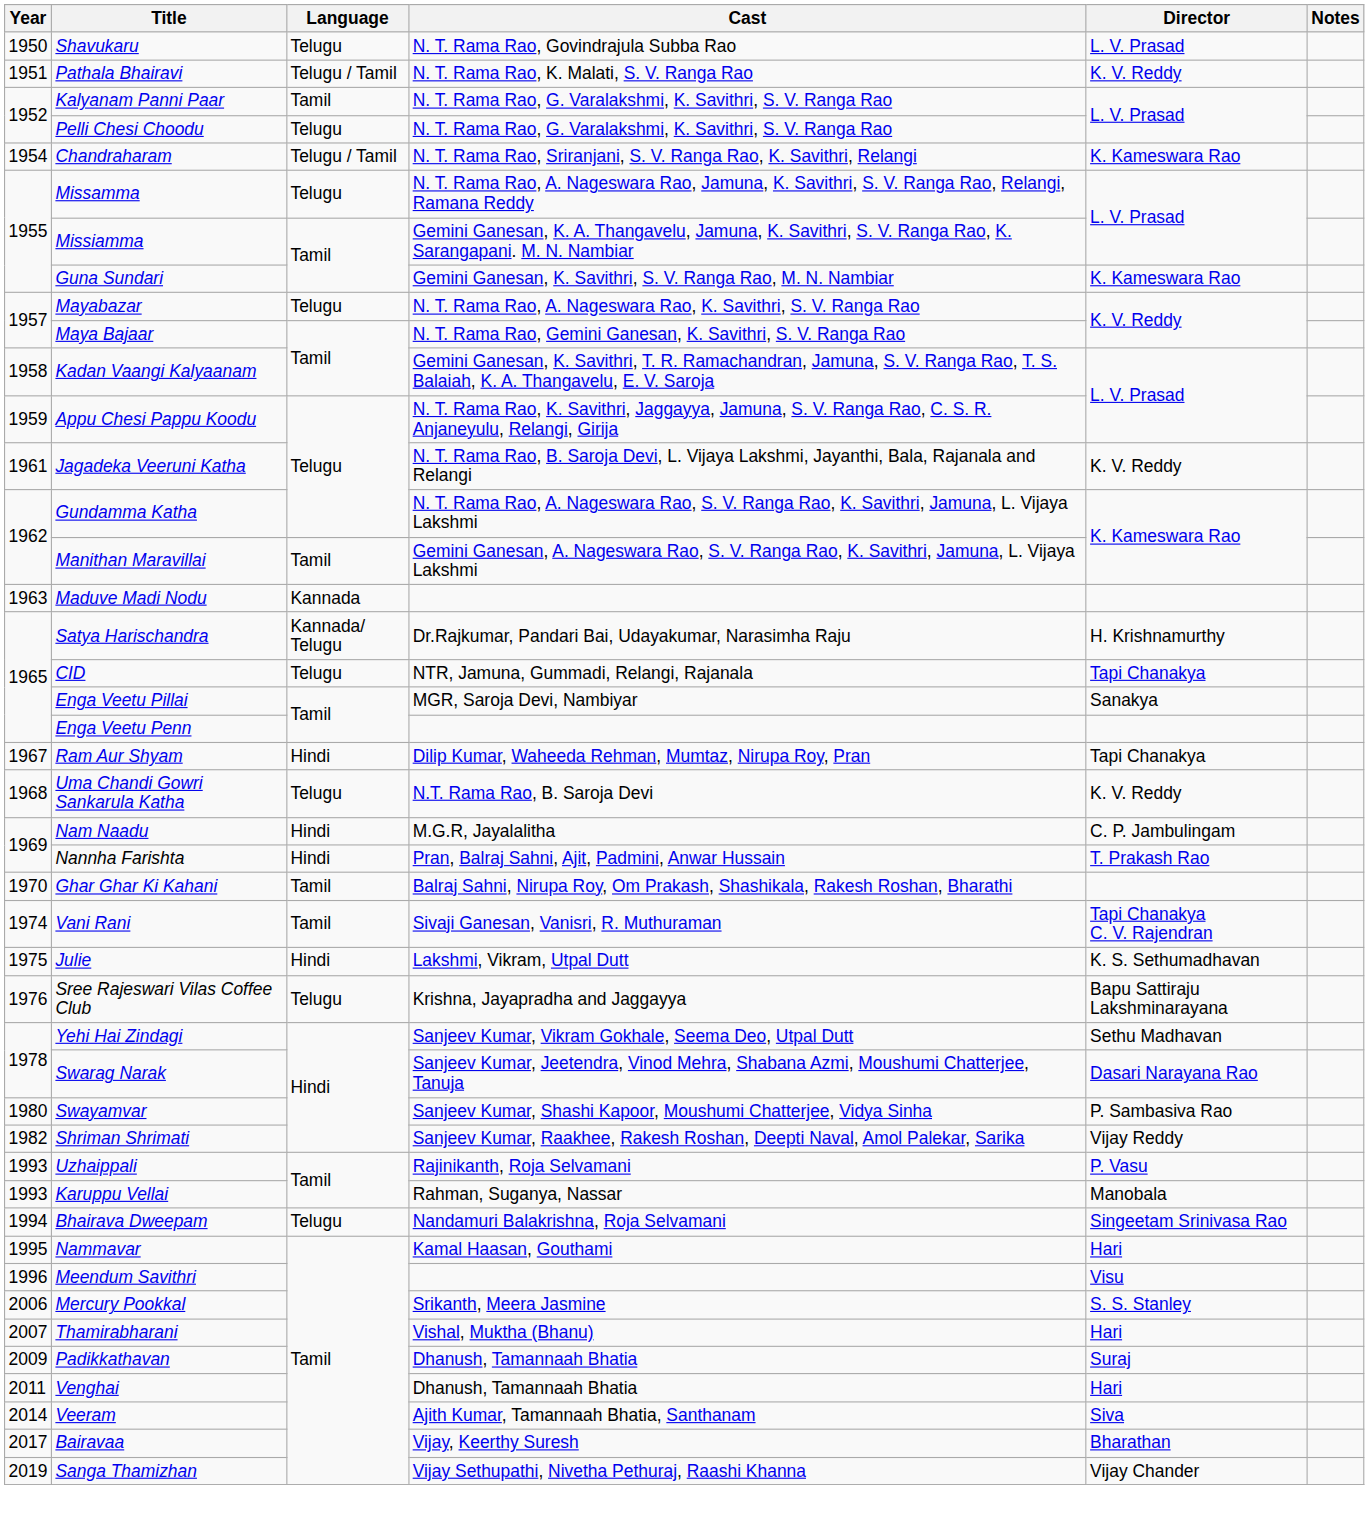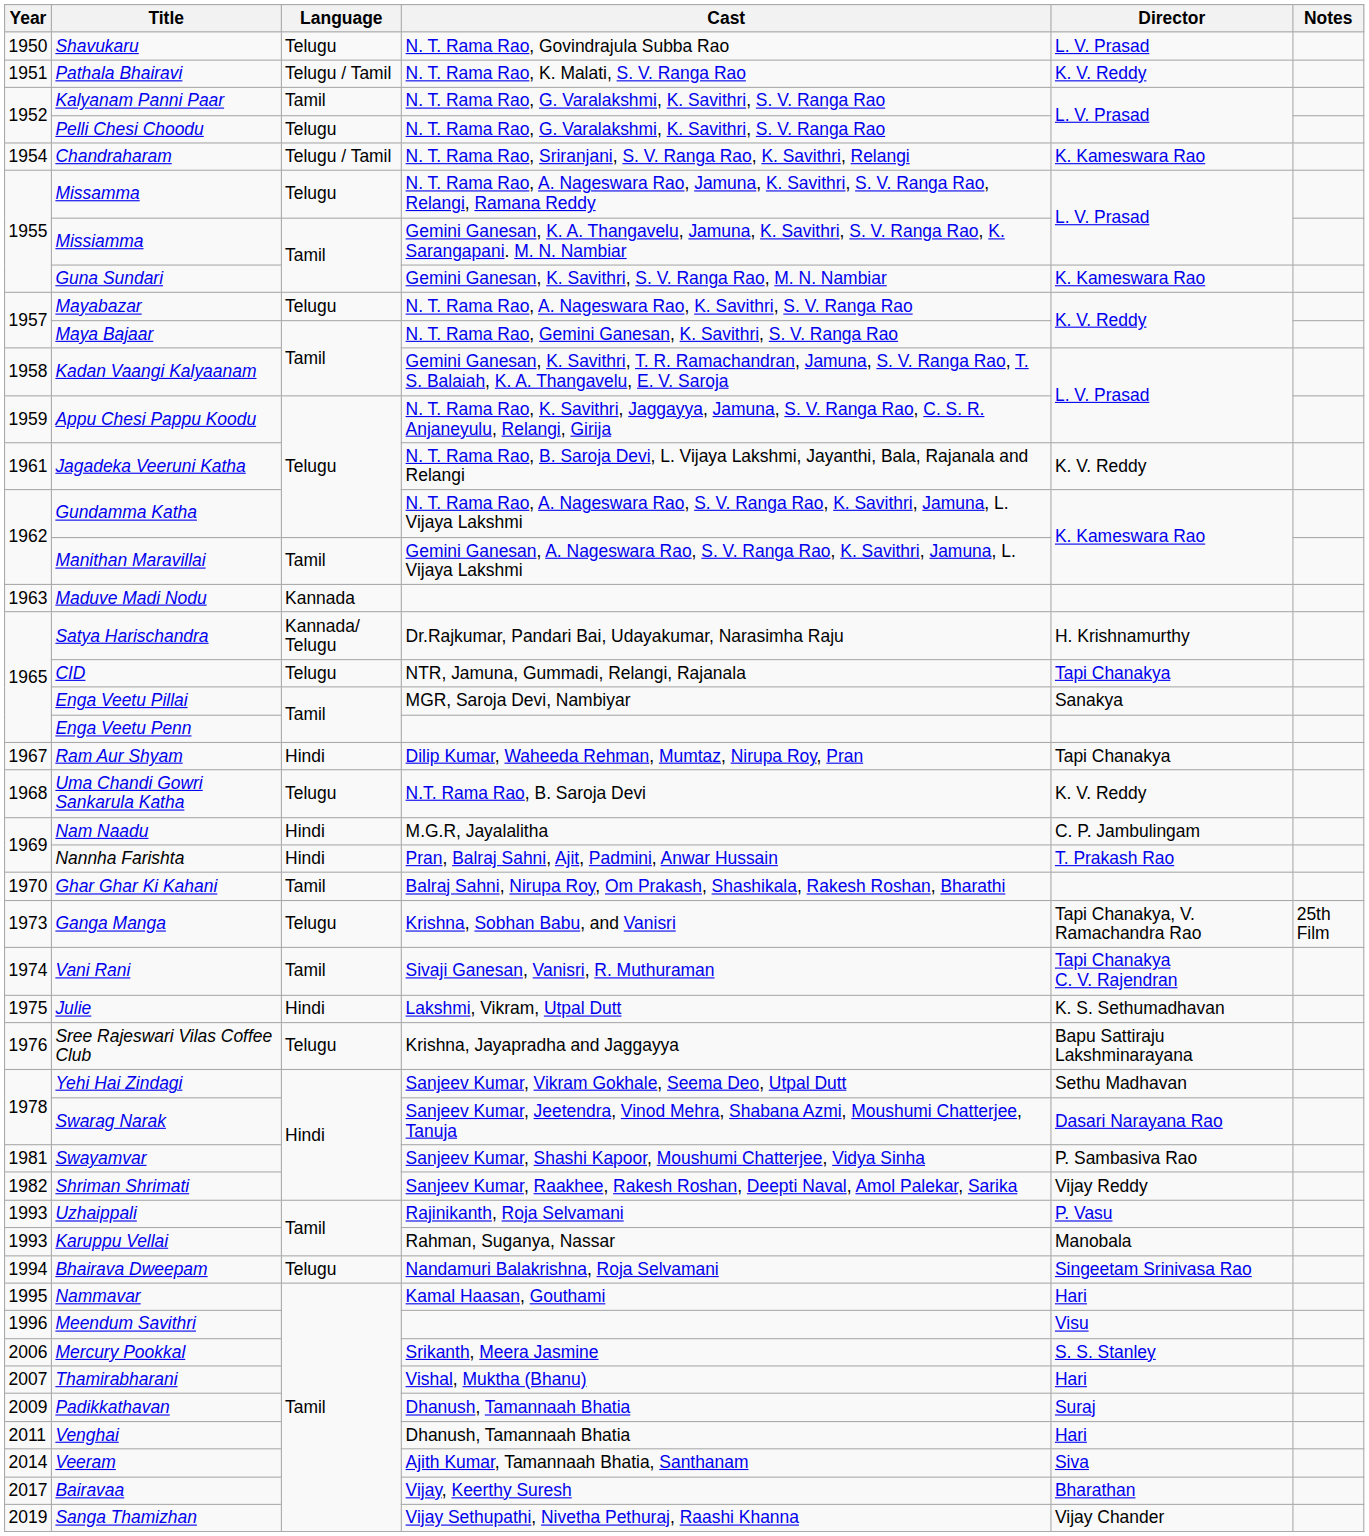+ row: (111, 923)
(28, 1111) 1980 -> (28, 1158) 1981
